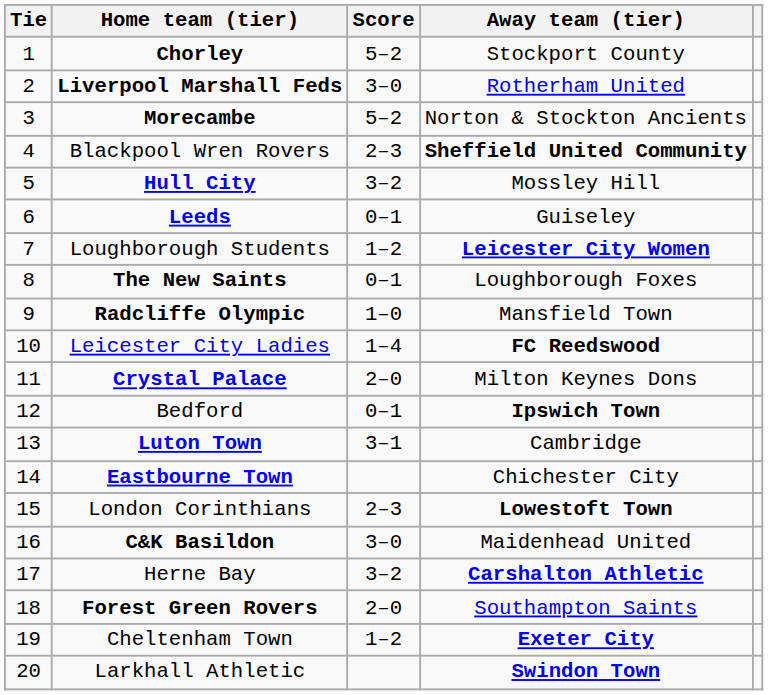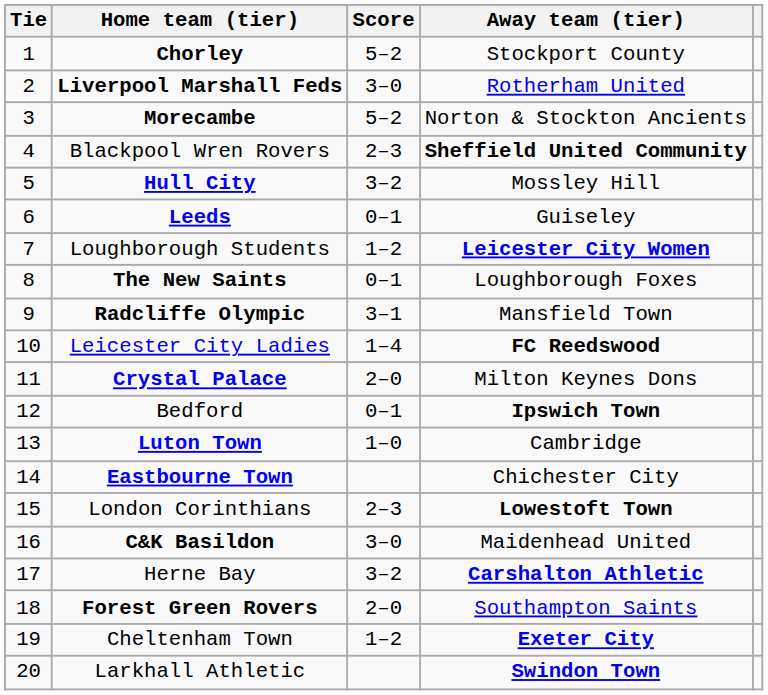(384, 314) 1–0 -> (384, 314) 3–1
(384, 444) 3–1 -> (384, 444) 1–0
